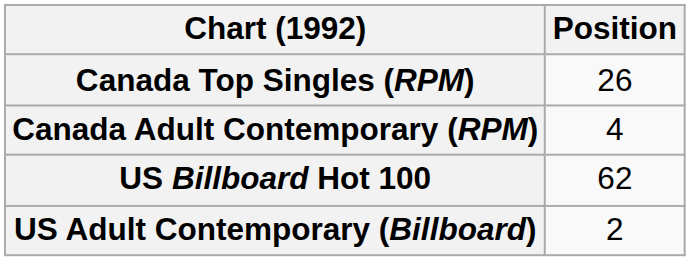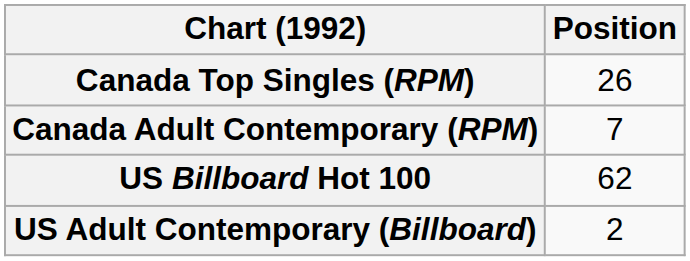(615, 129) 4 -> (615, 129) 7
